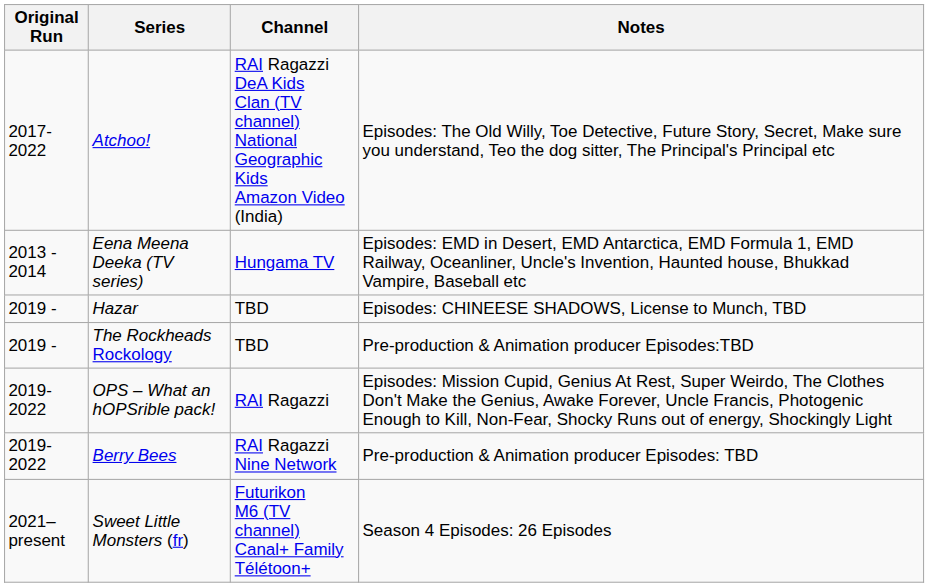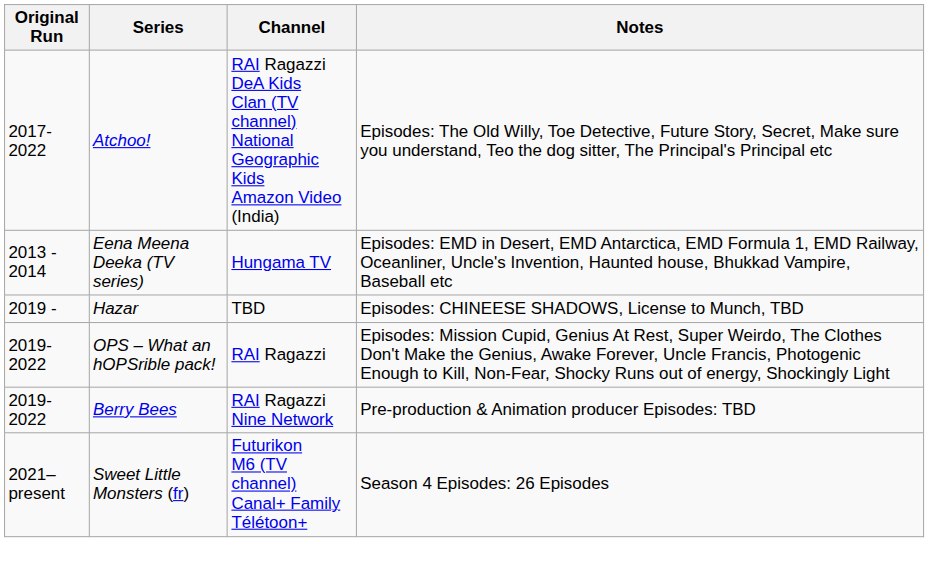- row: (152, 344)
